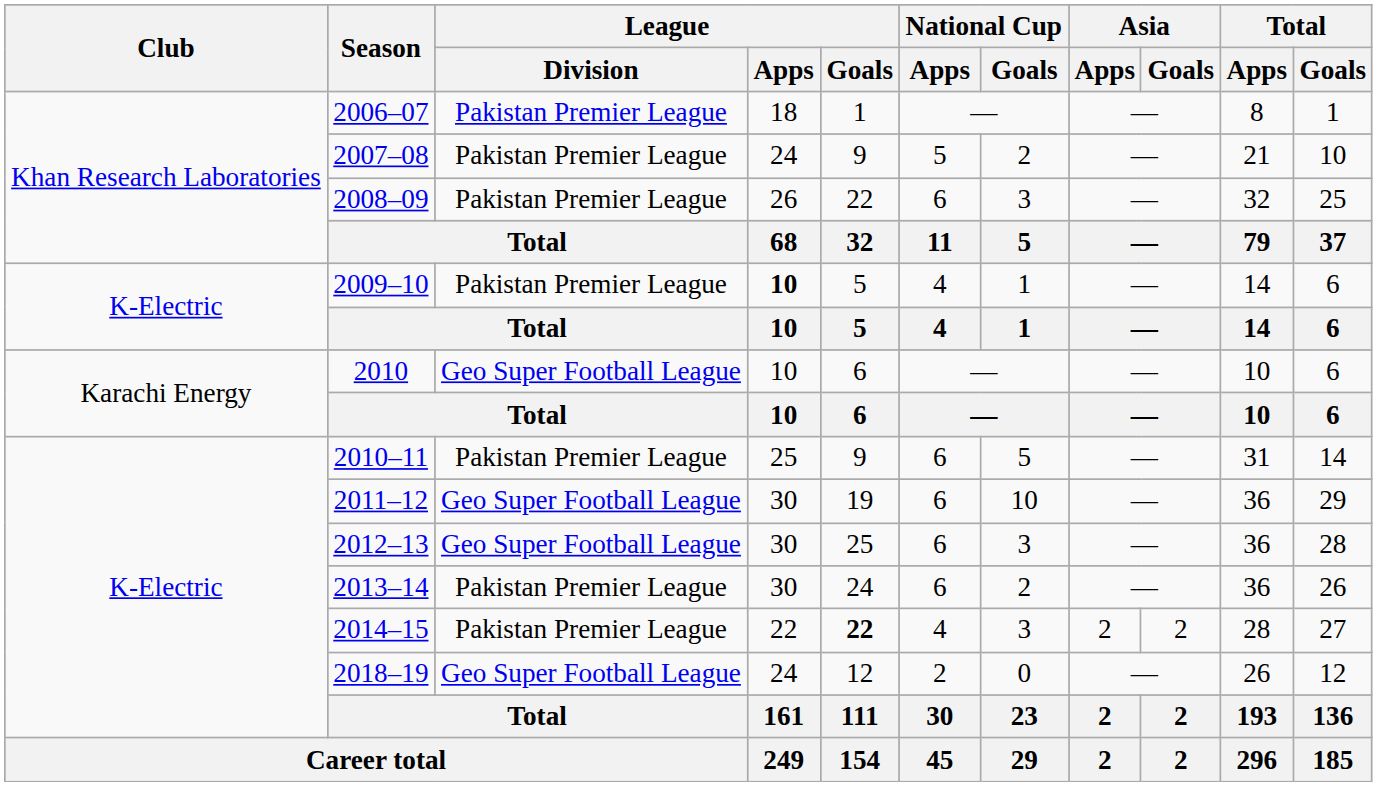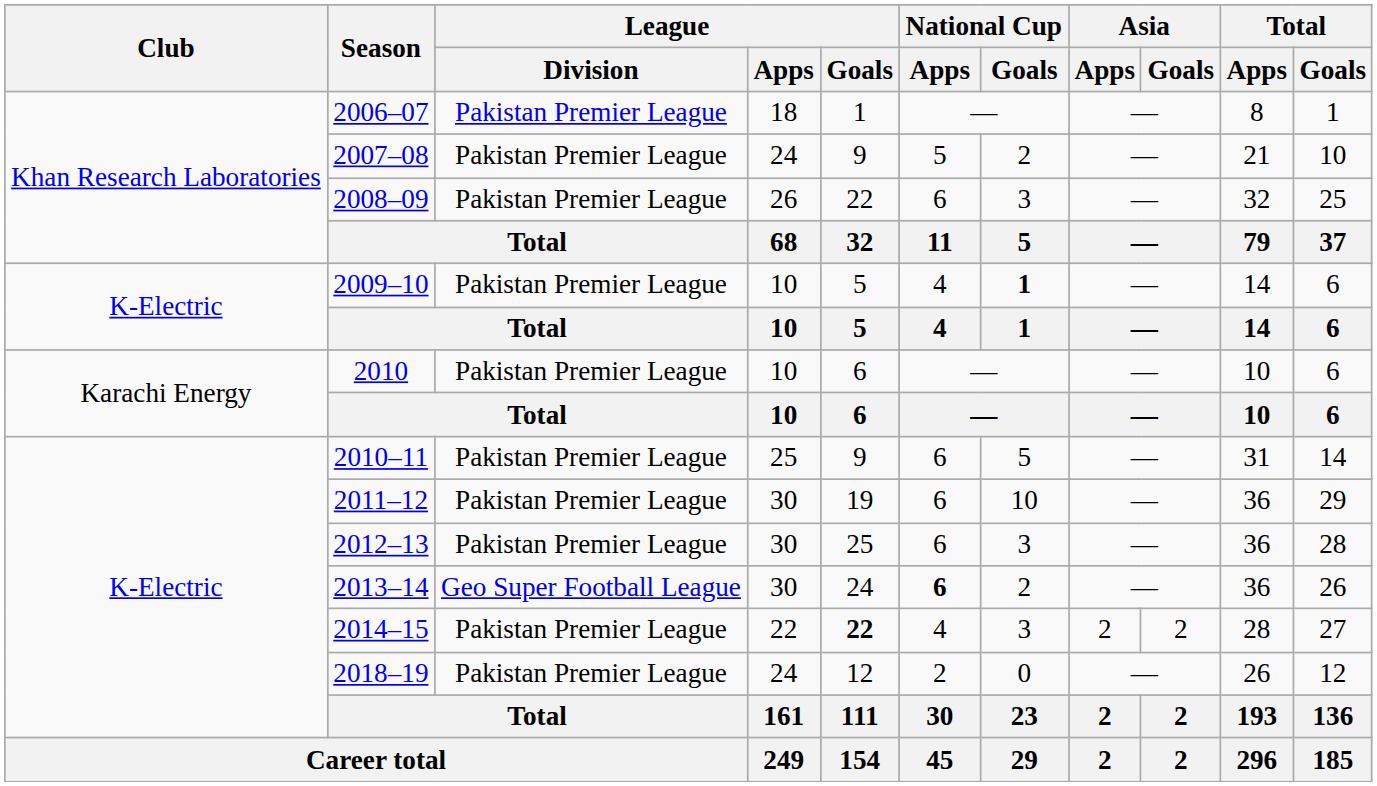(784, 284) bold -> (784, 284) normal
(1024, 284) normal -> (1024, 284) bold
(591, 371) Geo Super Football League -> (591, 371) Pakistan Premier League
(591, 500) Geo Super Football League -> (591, 500) Pakistan Premier League
(591, 543) Geo Super Football League -> (591, 543) Pakistan Premier League
(591, 586) Pakistan Premier League -> (591, 586) Geo Super Football League
(940, 586) normal -> (940, 586) bold
(591, 673) Geo Super Football League -> (591, 673) Pakistan Premier League
